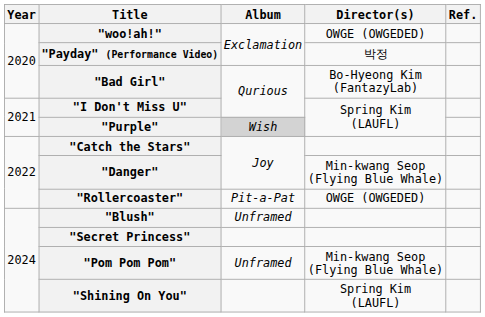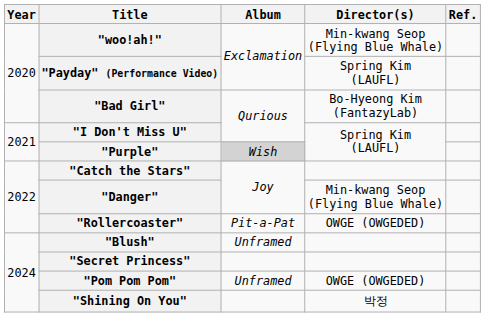(376, 33) OWGE (OWGEDED) -> (376, 40) Min-kwang Seop (Flying Blue Whale)
(376, 54) 박정 -> (376, 73) Spring Kim (LAUFL)
(376, 263) Min-kwang Seop (Flying Blue Whale) -> (376, 281) OWGE (OWGEDED)
(376, 296) Spring Kim (LAUFL) -> (376, 301) 박정
